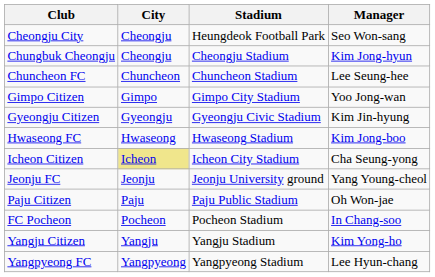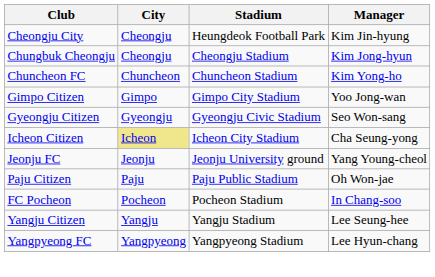(368, 35) Seo Won-sang -> (370, 35) Kim Jin-hyung
(370, 76) Lee Seung-hee -> (366, 76) Kim Yong-ho
(370, 117) Kim Jin-hyung -> (368, 117) Seo Won-sang
- row: (44, 138)
(366, 240) Kim Yong-ho -> (370, 220) Lee Seung-hee
